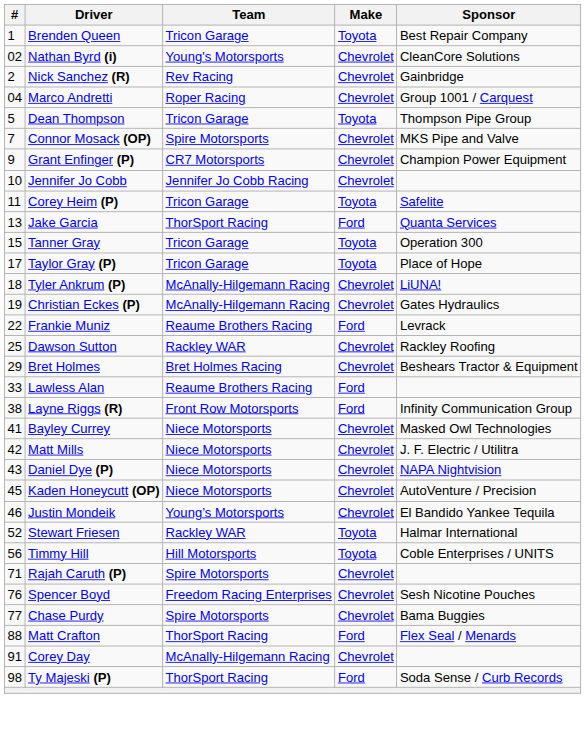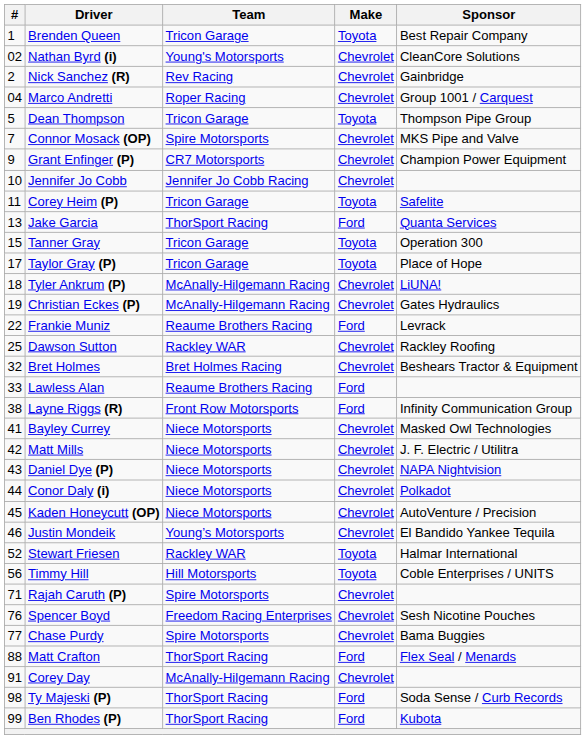(15, 367) 29 -> (15, 367) 32
+ row: (69, 491)
+ row: (75, 719)
